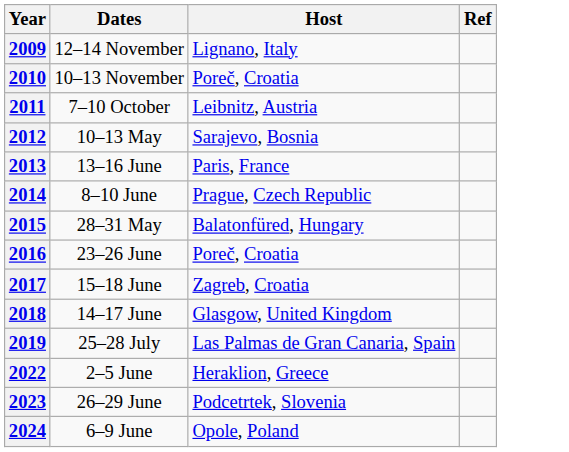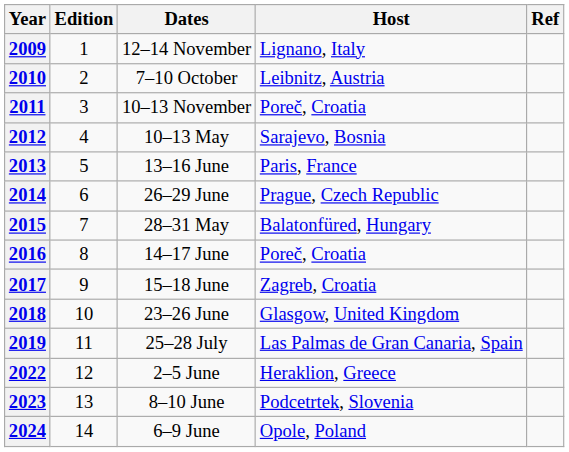+ column: (84, 19)
(119, 78) 10–13 November -> (187, 78) 7–10 October
(246, 78) Poreč, Croatia -> (322, 78) Leibnitz, Austria
(119, 107) 7–10 October -> (187, 107) 10–13 November
(255, 107) Leibnitz, Austria -> (313, 107) Poreč, Croatia
(119, 195) 8–10 June -> (187, 195) 26–29 June
(119, 254) 23–26 June -> (187, 254) 14–17 June
(119, 313) 14–17 June -> (187, 313) 23–26 June
(119, 401) 26–29 June -> (187, 401) 8–10 June
